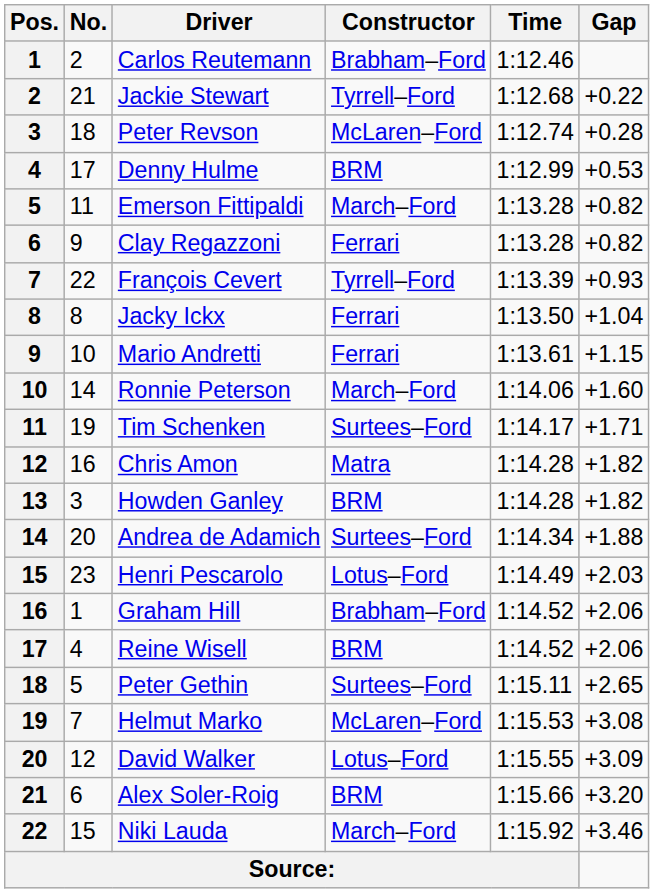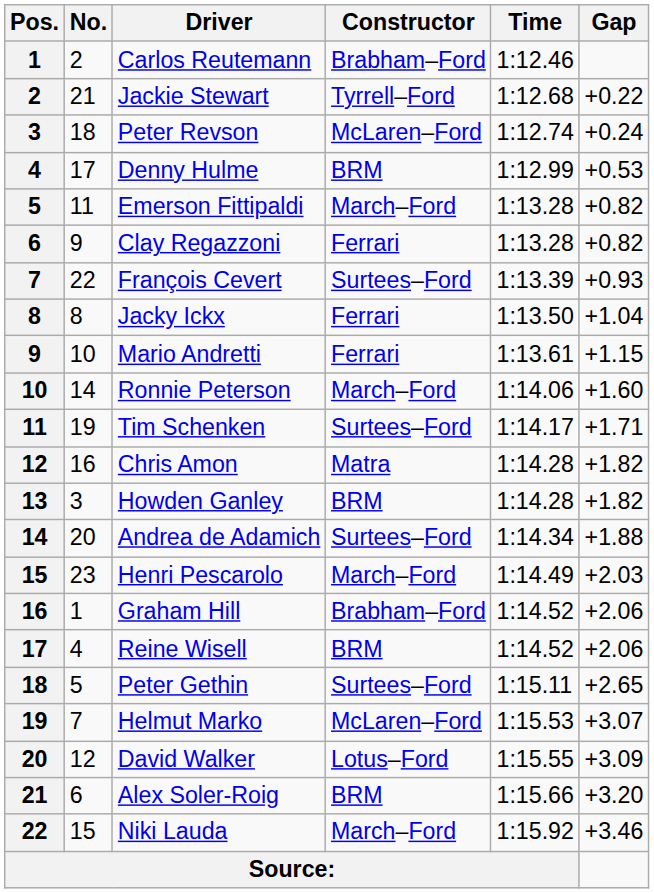(614, 133) +0.28 -> (614, 133) +0.24
(393, 280) Tyrrell–Ford -> (401, 280) Surtees–Ford
(390, 574) Lotus–Ford -> (394, 574) March–Ford
(614, 721) +3.08 -> (614, 721) +3.07
